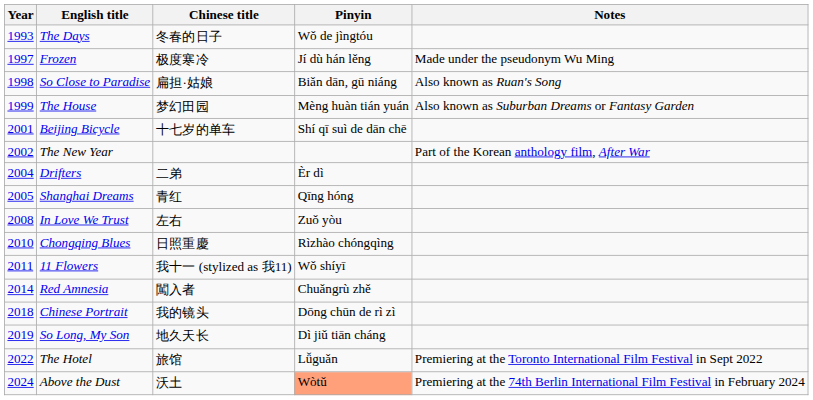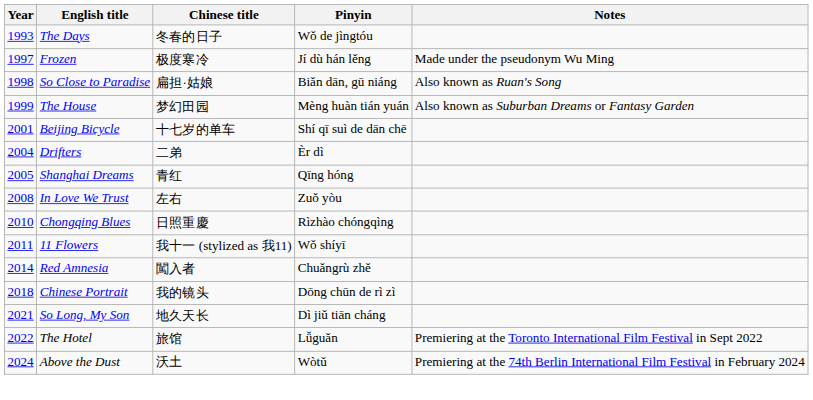- row: (76, 152)
(21, 335) 2019 -> (21, 314) 2021
(312, 382) lightsalmon background -> (312, 361) no background
